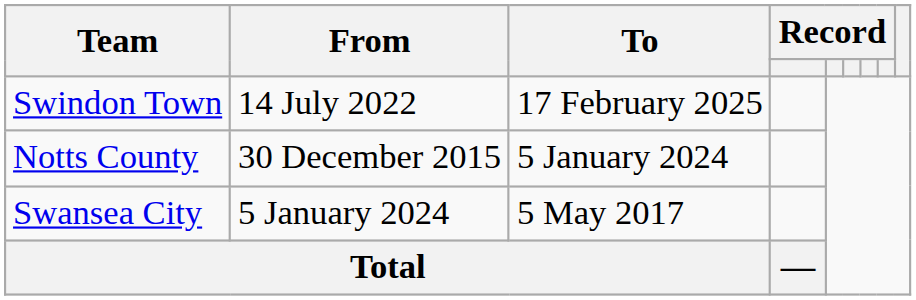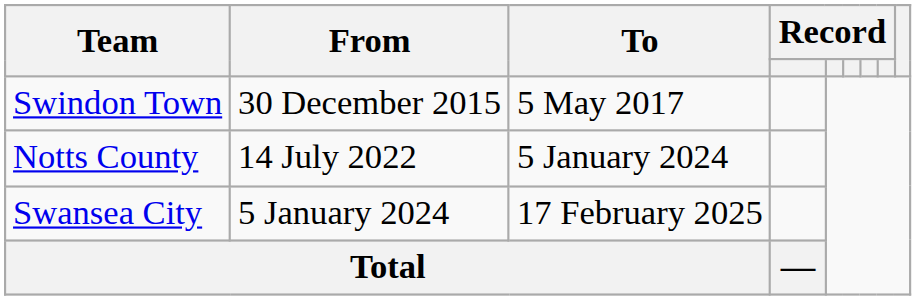(327, 102) 14 July 2022 -> (370, 102) 30 December 2015
(640, 102) 17 February 2025 -> (601, 102) 5 May 2017
(370, 157) 30 December 2015 -> (327, 157) 14 July 2022
(601, 212) 5 May 2017 -> (640, 212) 17 February 2025
